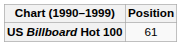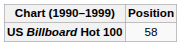(151, 32) 61 -> (151, 32) 58
